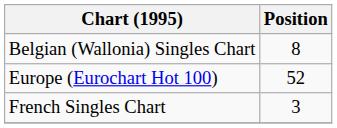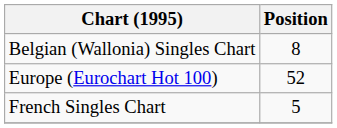(296, 107) 3 -> (296, 107) 5
